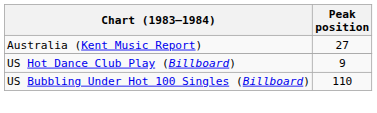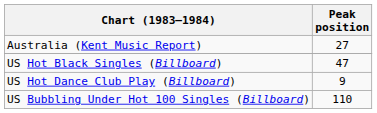+ row: (115, 63)
